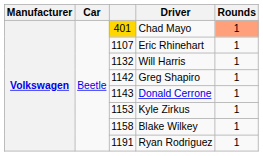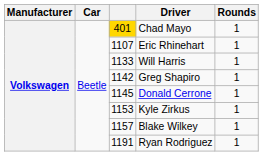(237, 28) lightsalmon background -> (237, 28) no background
(122, 61) 1132 -> (122, 61) 1133
(122, 94) 1143 -> (122, 94) 1145
(122, 126) 1158 -> (122, 126) 1157
